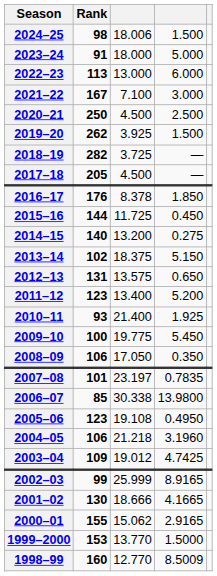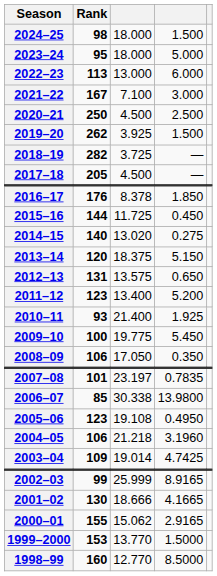(132, 34) 18.006 -> (132, 34) 18.000
(100, 54) 91 -> (100, 54) 95
(132, 236) 13.200 -> (132, 236) 13.020
(97, 256) 102 -> (97, 256) 120
(132, 458) 19.012 -> (132, 458) 19.014
(184, 560) 8.5009 -> (184, 560) 8.5000
